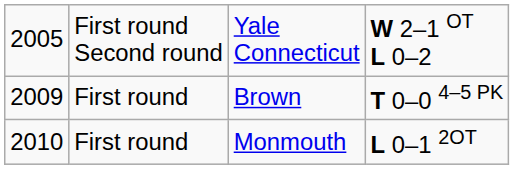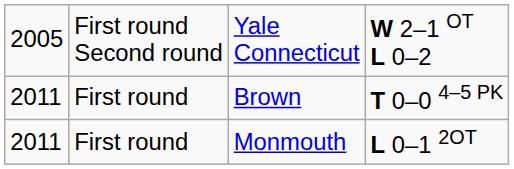(37, 97) 2009 -> (36, 97) 2011
(37, 141) 2010 -> (36, 141) 2011
